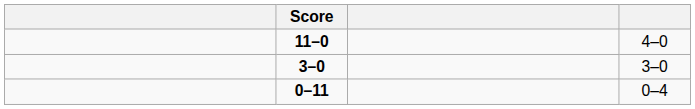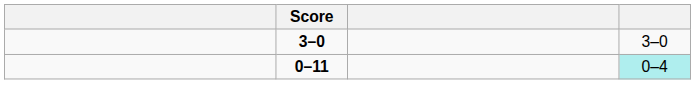- row: (312, 41)
(655, 91) no background -> (655, 66) paleturquoise background
